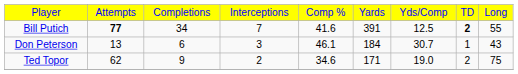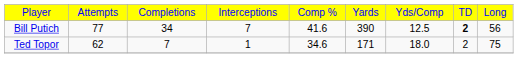(116, 28) bold -> (98, 28) normal
(372, 28) 391 -> (366, 28) 390
(496, 28) 55 -> (495, 28) 56
- row: (46, 45)
(182, 61) 9 -> (167, 45) 7
(259, 61) 2 -> (248, 45) 1
(423, 61) 19.0 -> (419, 45) 18.0
